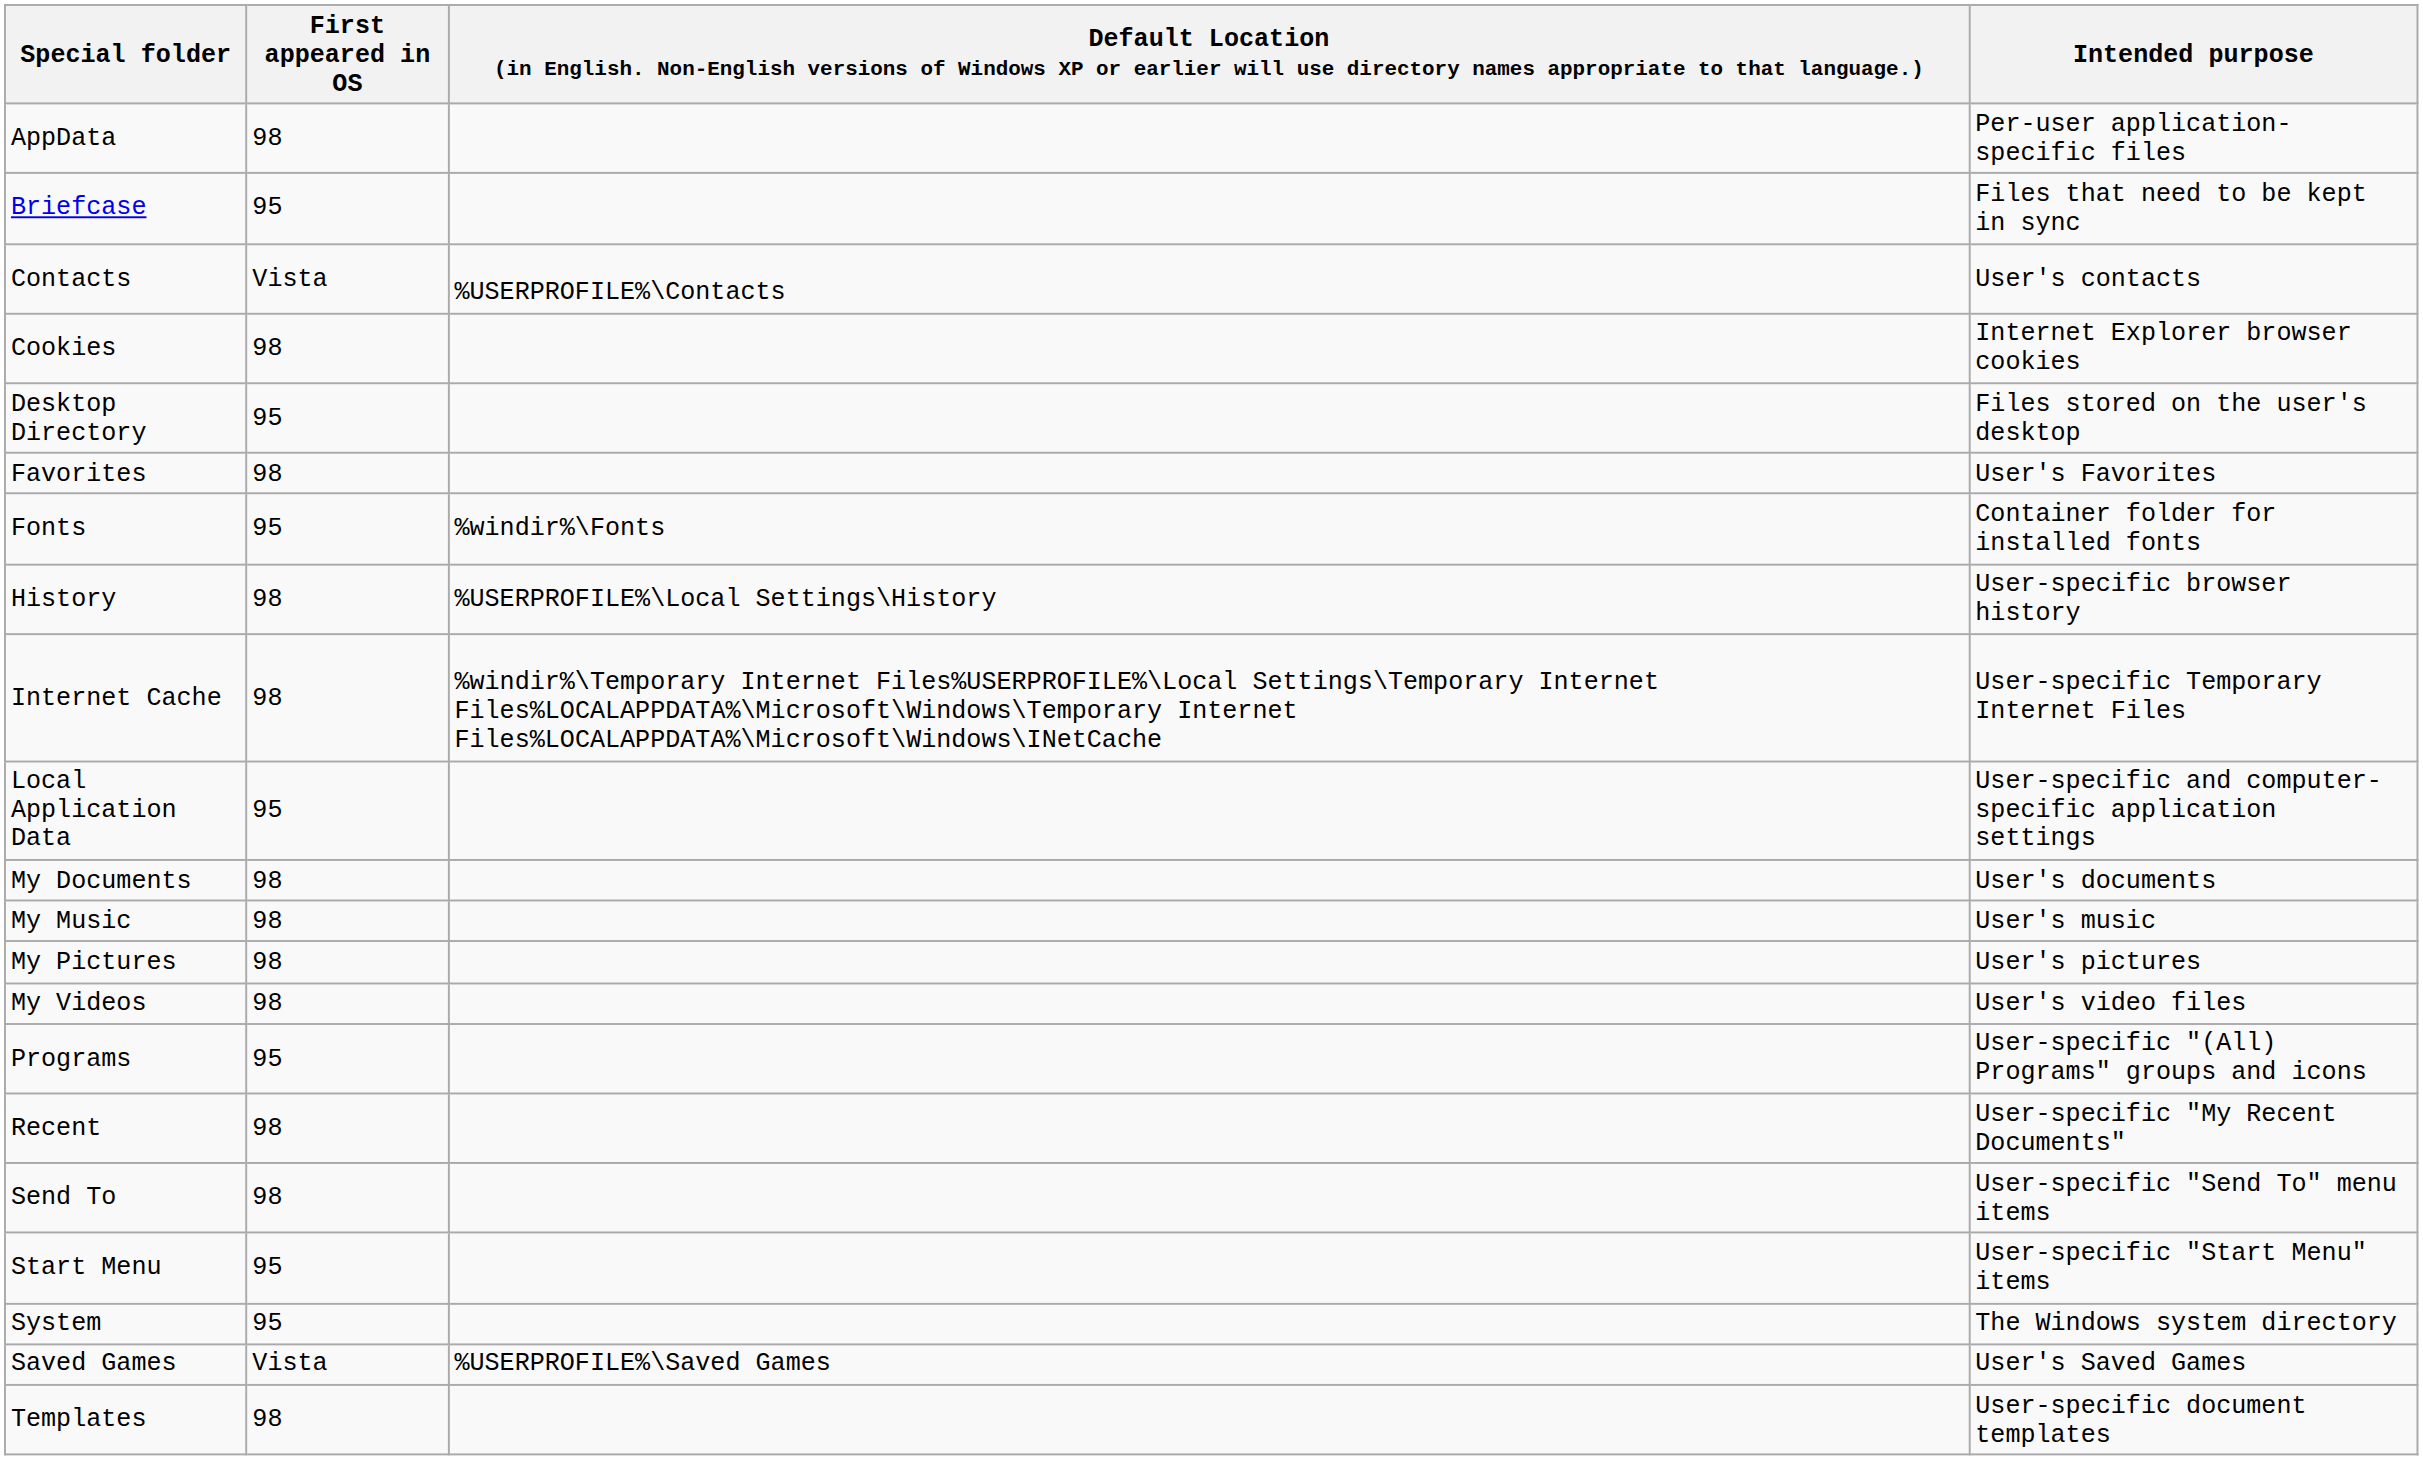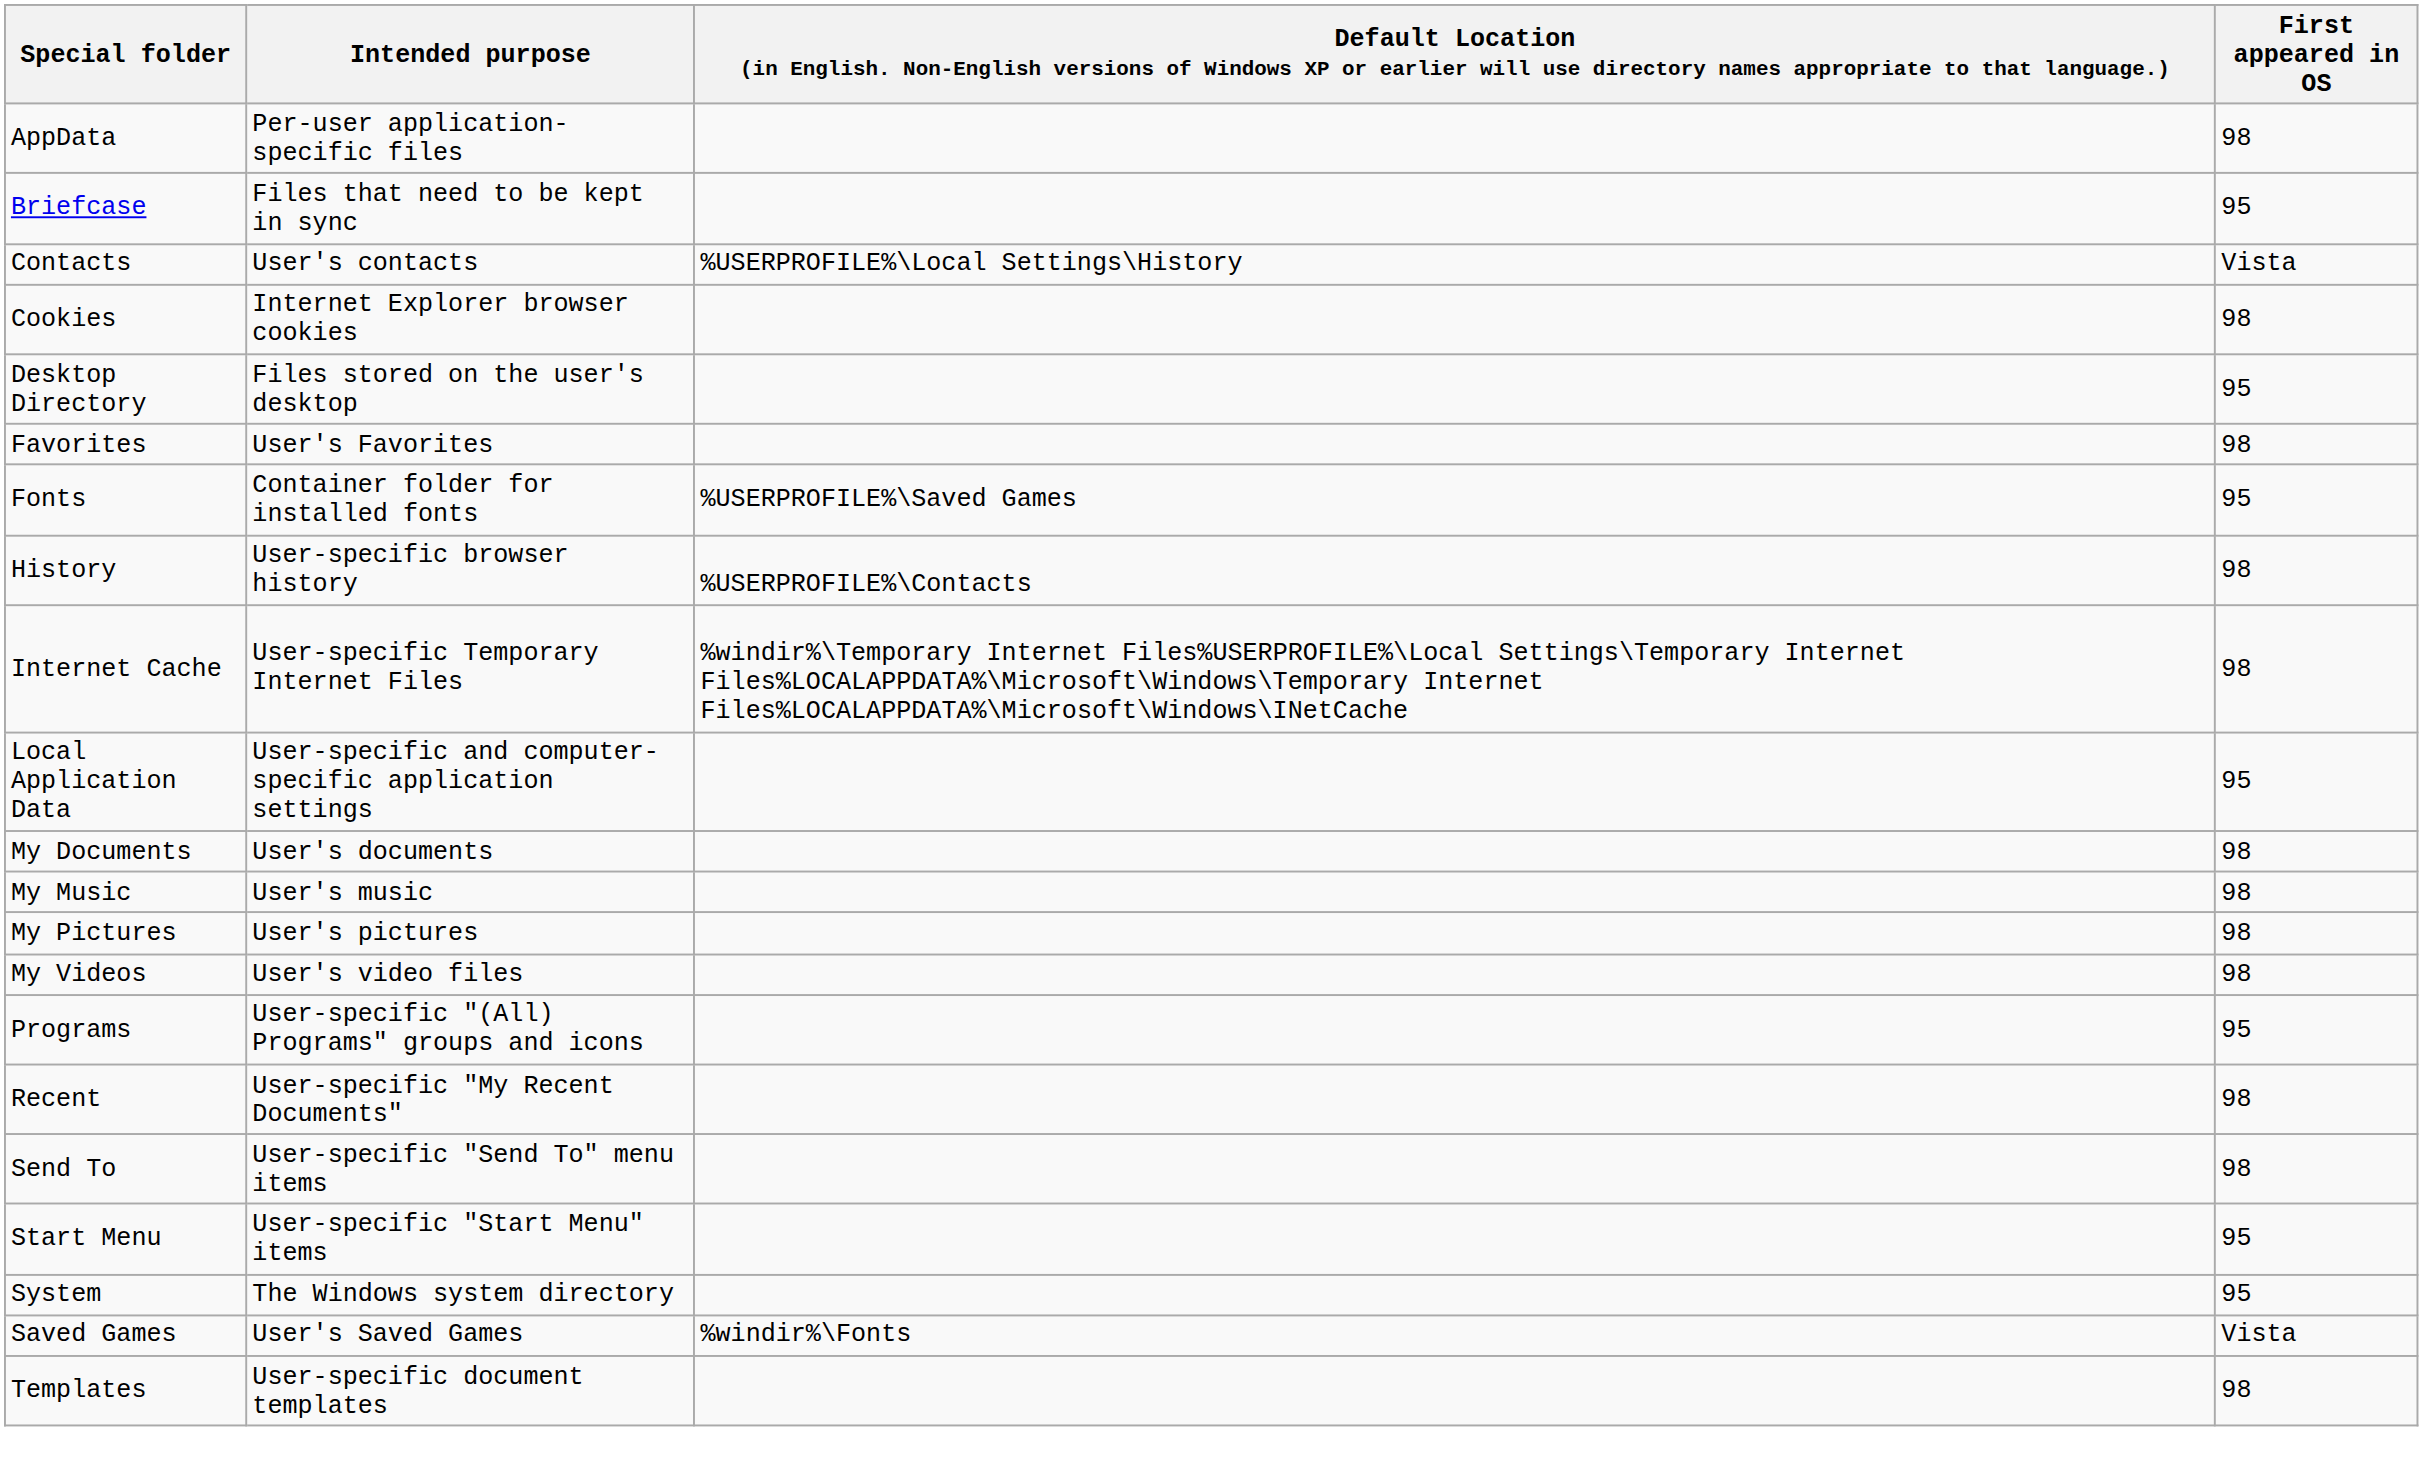columns swapped: (2193, 54) <-> (347, 54)
(620, 293) %USERPROFILE%\Contacts -> (971, 264) %USERPROFILE%\Local Settings\History
(560, 529) %windir%\Fonts -> (889, 500) %USERPROFILE%\Saved Games
(725, 599) %USERPROFILE%\Local Settings\History -> (866, 584) %USERPROFILE%\Contacts
(643, 1364) %USERPROFILE%\Saved Games -> (806, 1335) %windir%\Fonts
